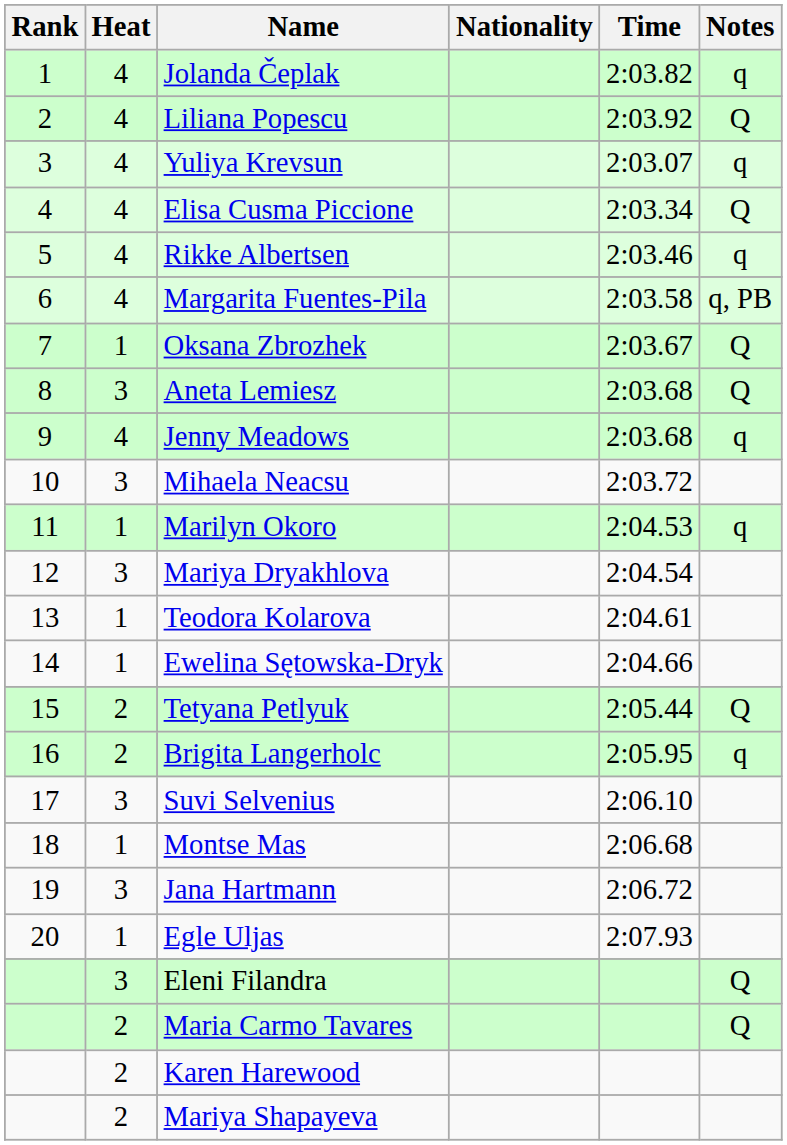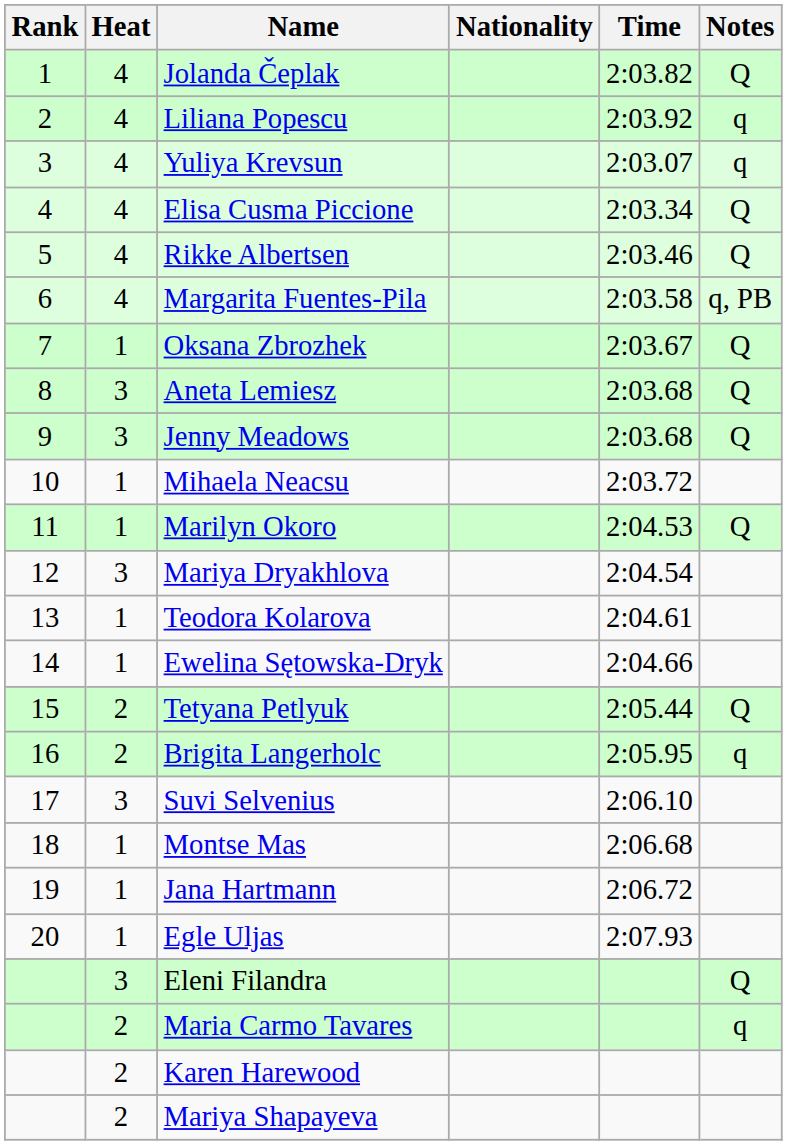(740, 72) q -> (740, 72) Q
(740, 118) Q -> (740, 118) q
(740, 254) q -> (740, 254) Q
(121, 436) 4 -> (121, 436) 3
(740, 436) q -> (740, 436) Q
(121, 481) 3 -> (121, 481) 1
(740, 526) q -> (740, 526) Q
(121, 890) 3 -> (121, 890) 1
(740, 1026) Q -> (740, 1026) q
